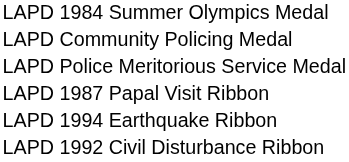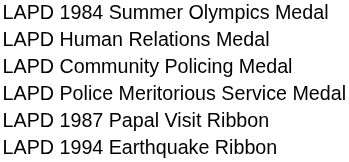+ row: (136, 39)
- row: (163, 147)
